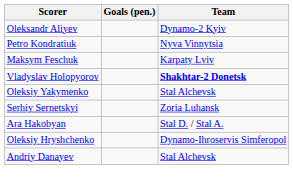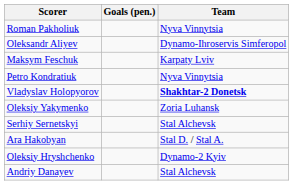+ row: (43, 28)
(193, 28) Dynamo-2 Kyiv -> (223, 44) Dynamo-Ihroservis Simferopol
rows swapped: (41, 44) <-> (42, 60)
(188, 92) Stal Alchevsk -> (190, 108) Zoria Luhansk
(190, 108) Zoria Luhansk -> (188, 124) Stal Alchevsk
(223, 140) Dynamo-Ihroservis Simferopol -> (193, 156) Dynamo-2 Kyiv
